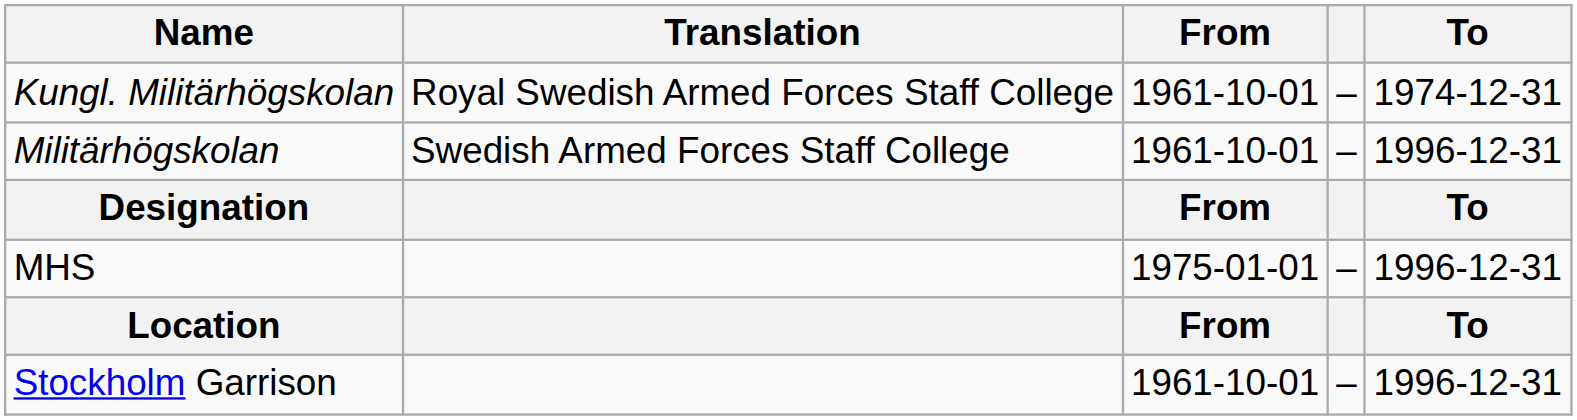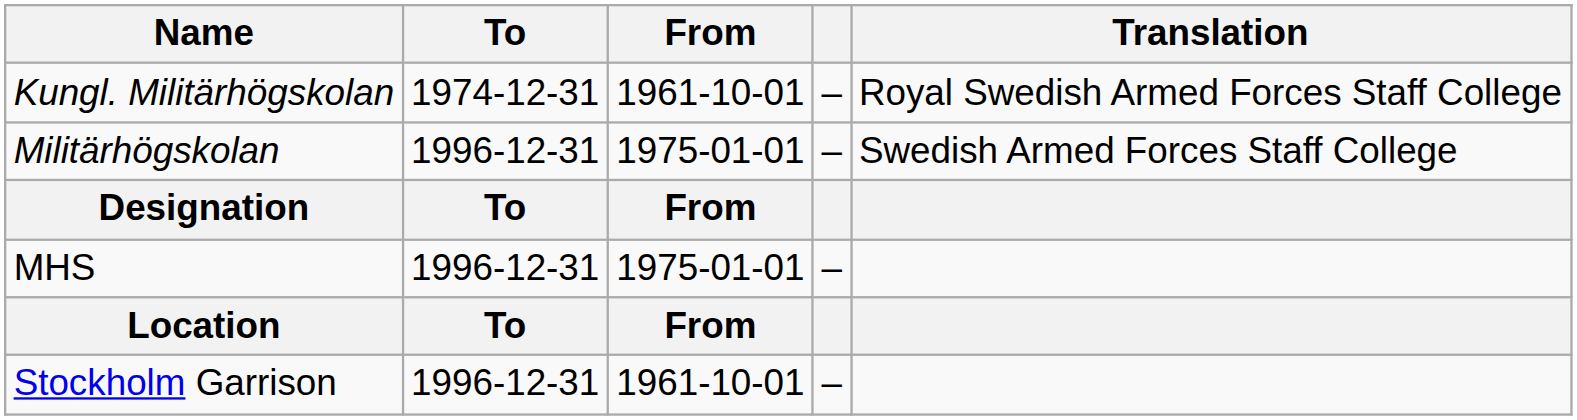columns swapped: (763, 33) <-> (1468, 33)
(1225, 150) 1961-10-01 -> (710, 150) 1975-01-01
